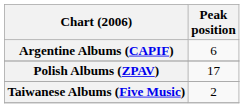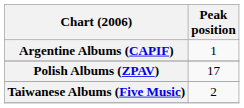(213, 50) 6 -> (213, 50) 1
